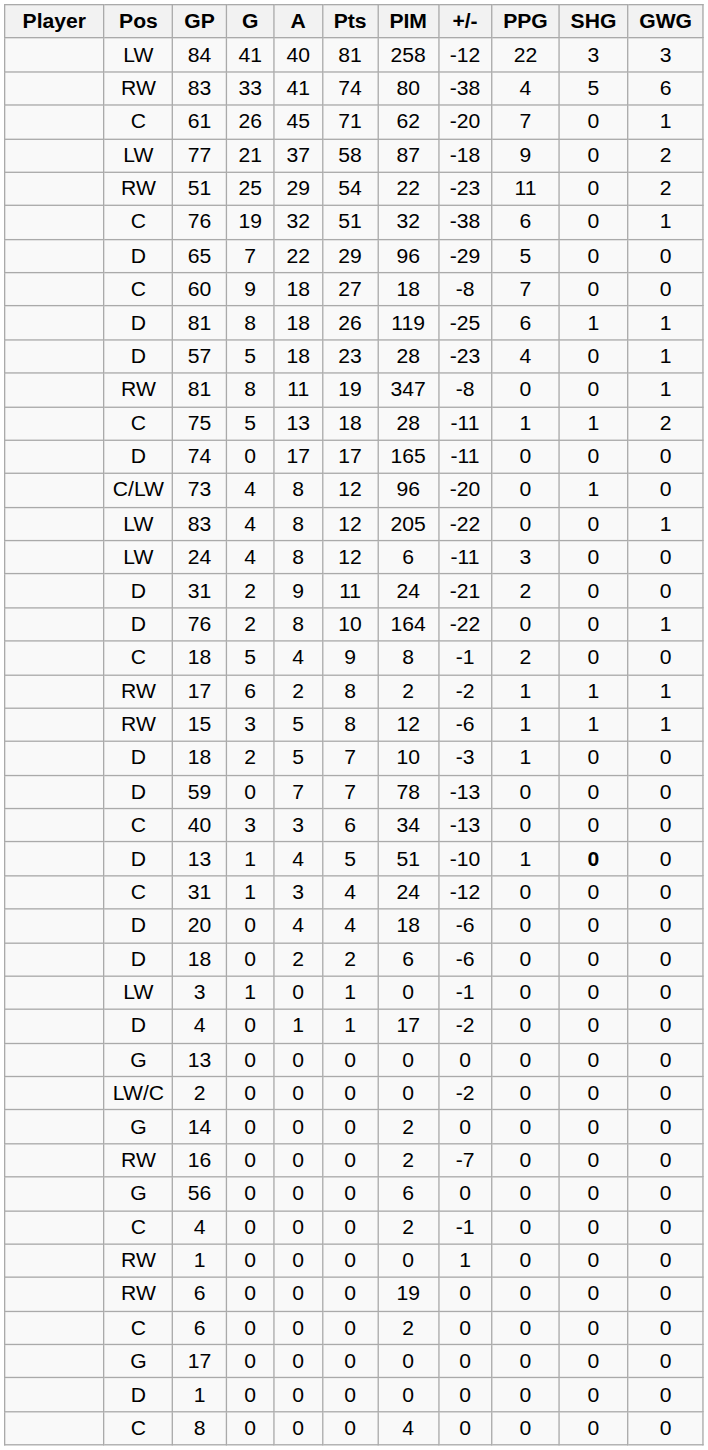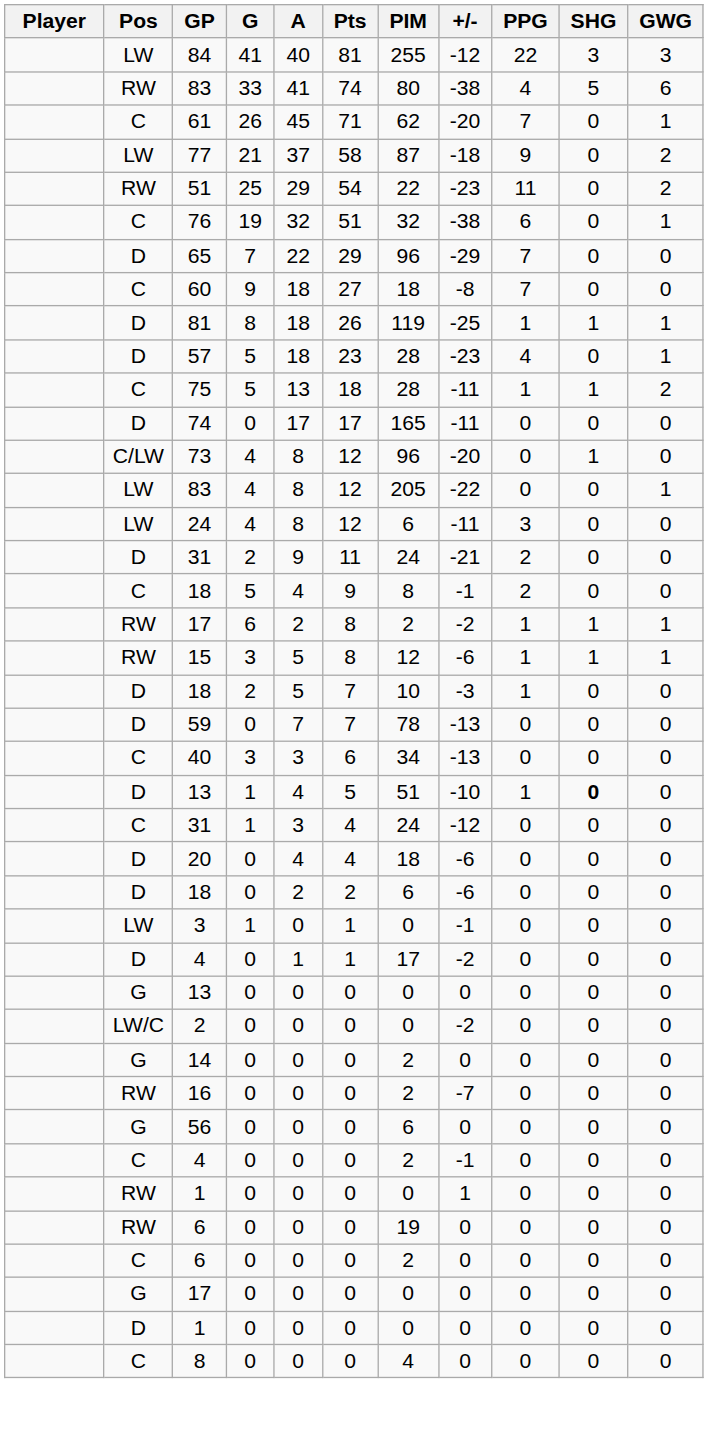(408, 54) 258 -> (408, 54) 255
(525, 255) 5 -> (525, 255) 7
(525, 322) 6 -> (525, 322) 1
- row: (138, 389)
- row: (138, 624)
